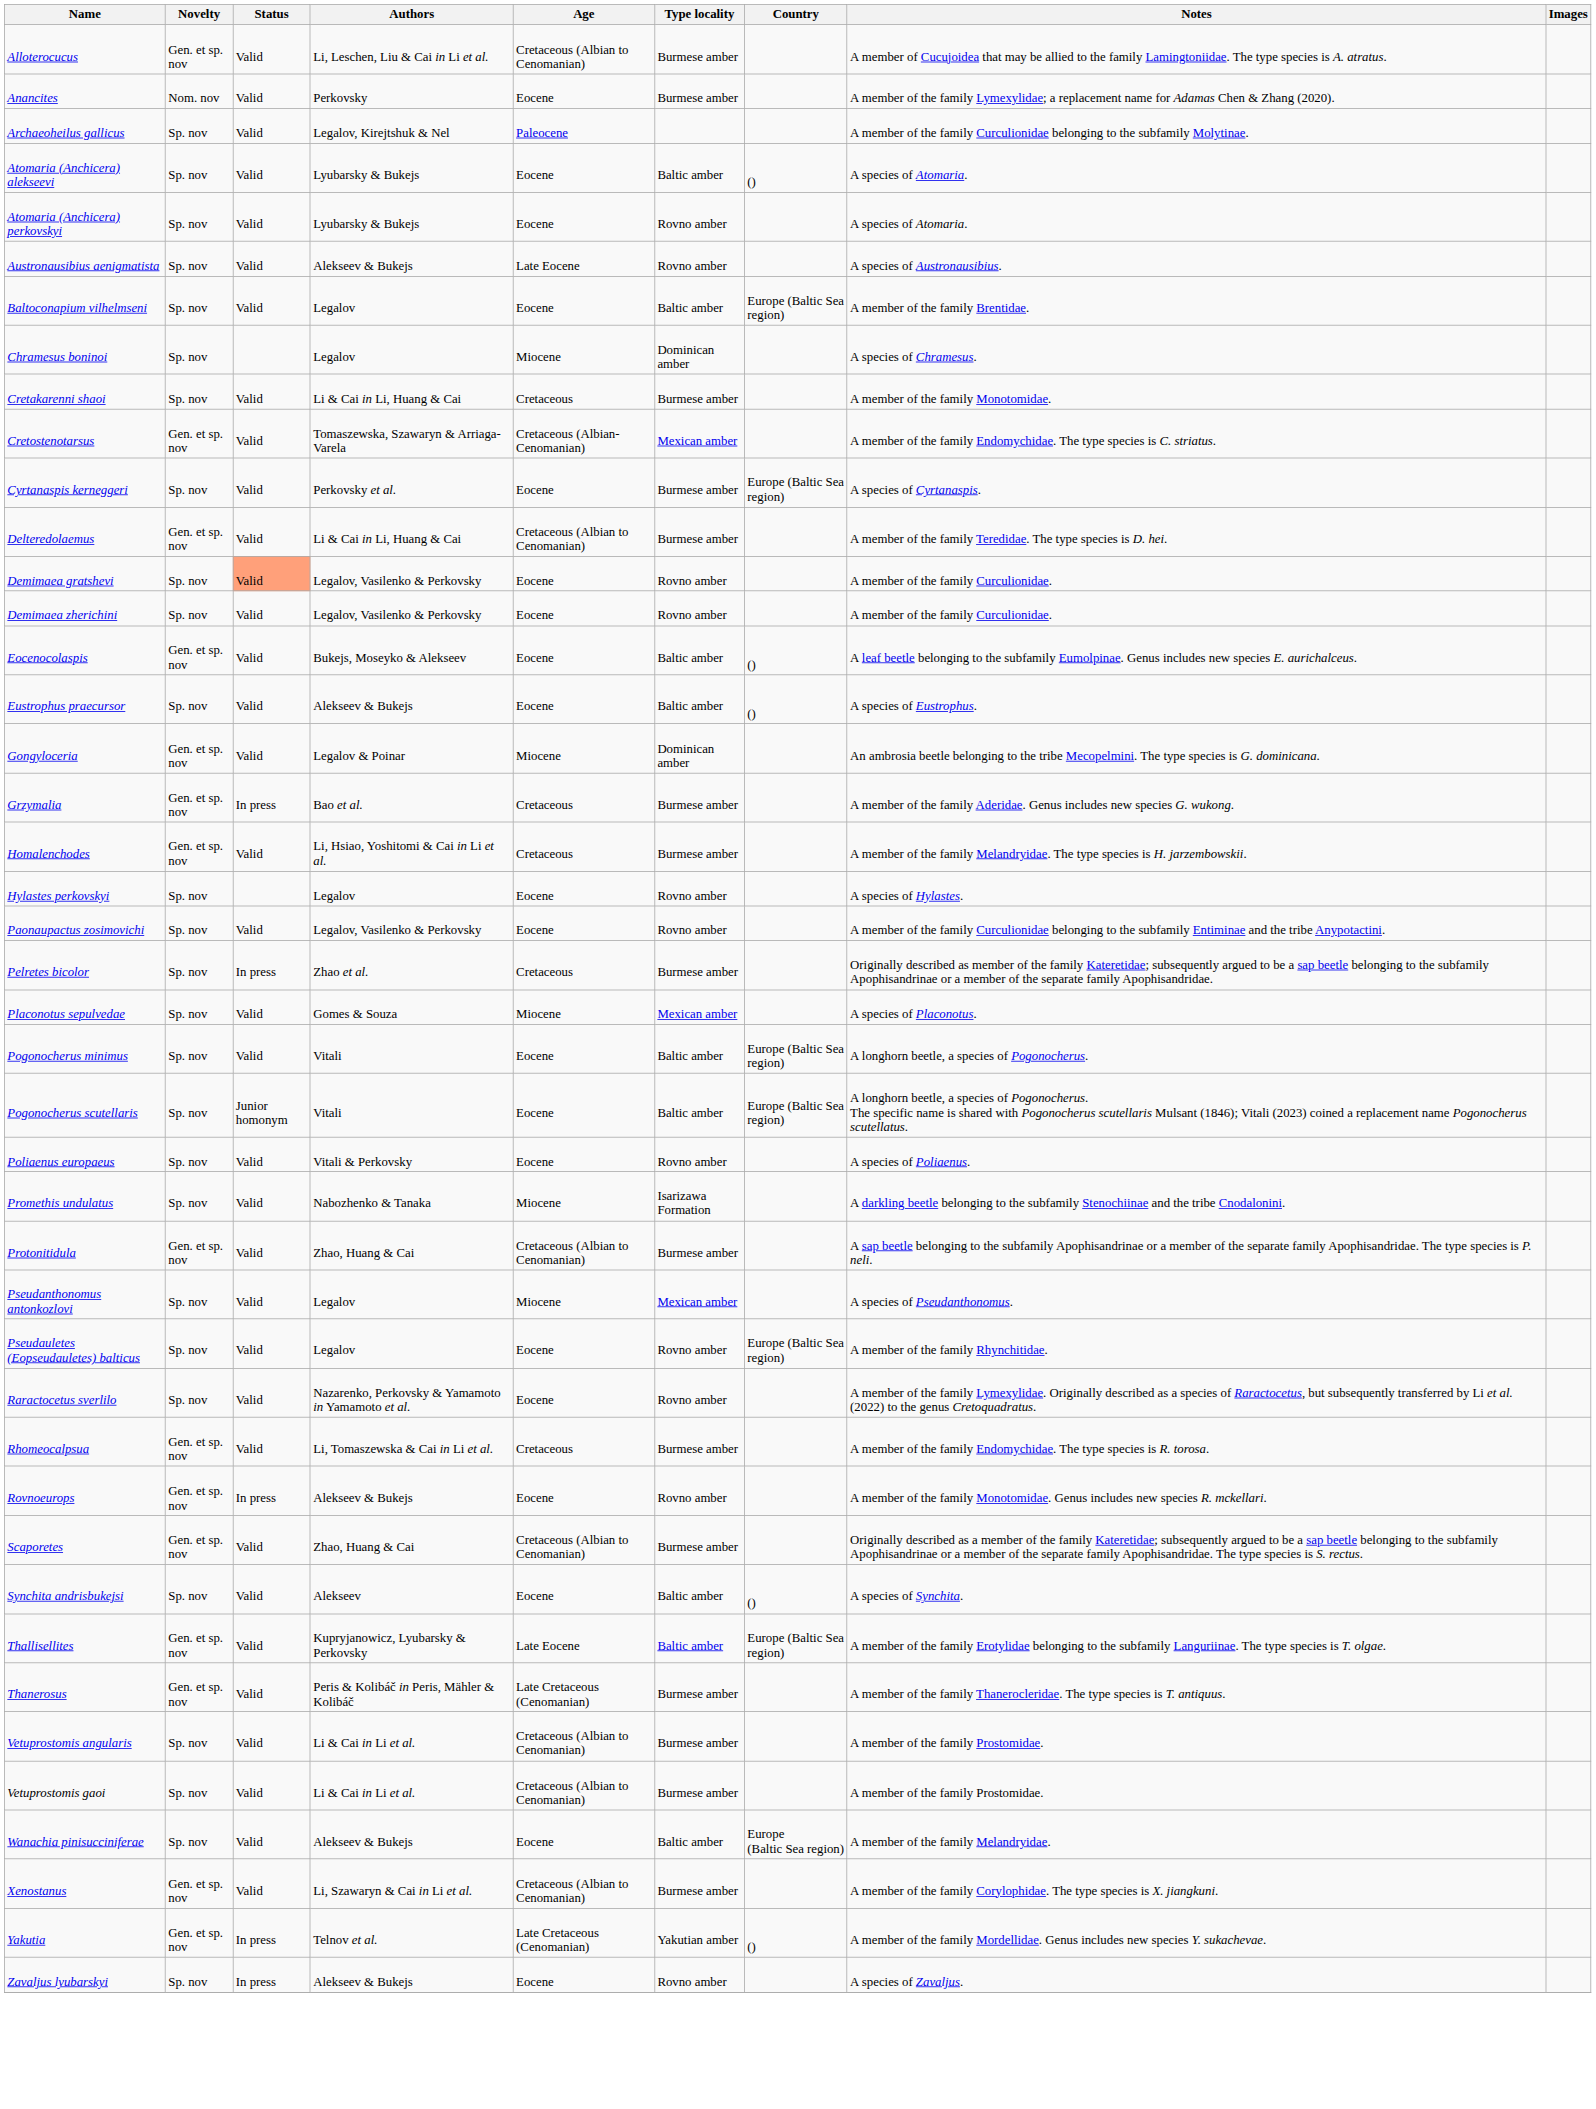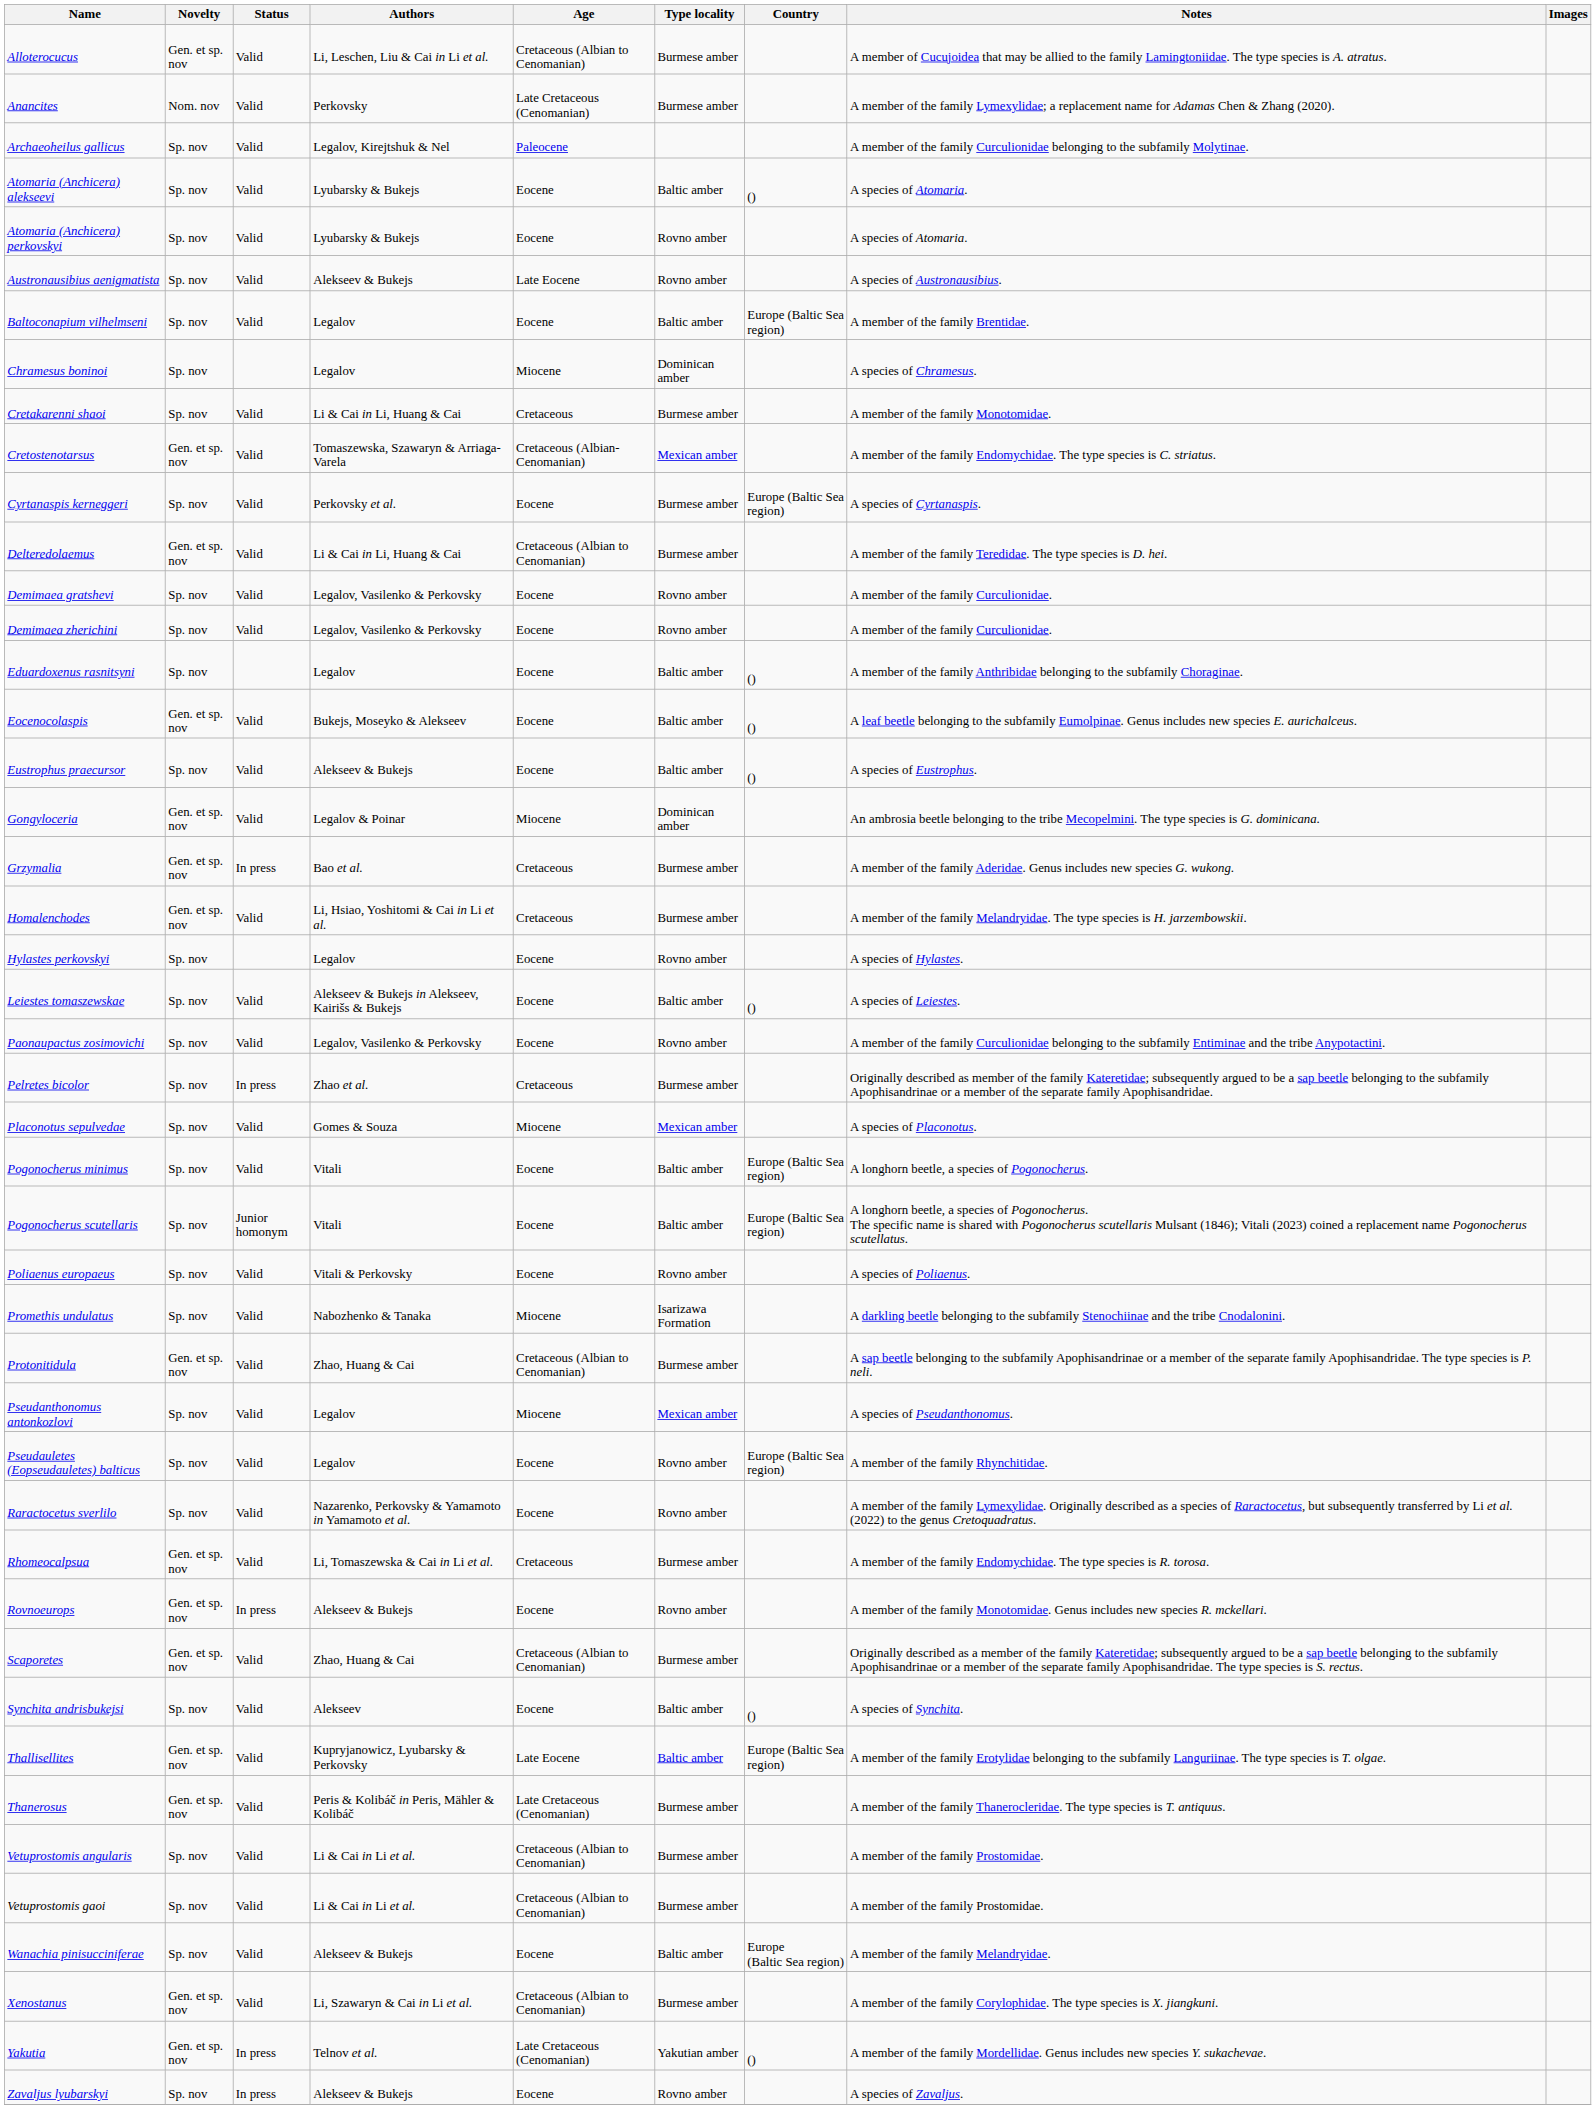(535, 98) Eocene -> (558, 105) Late Cretaceous (Cenomanian)
(249, 580) lightsalmon background -> (249, 595) no background
+ row: (71, 671)
+ row: (66, 1001)
